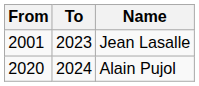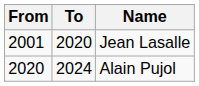(74, 42) 2023 -> (74, 42) 2020
